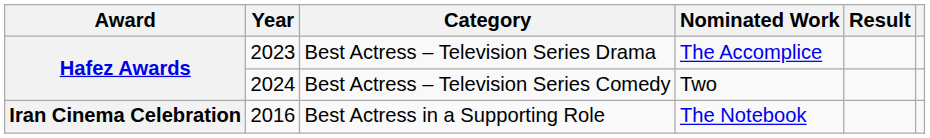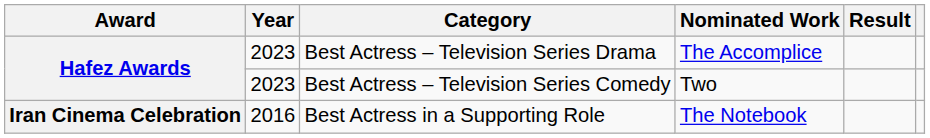(273, 84) 2024 -> (273, 84) 2023
